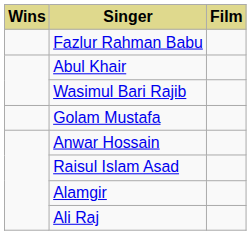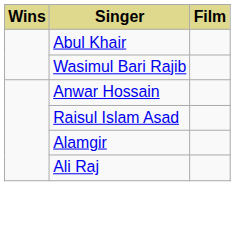- row: (128, 42)
- row: (107, 117)
